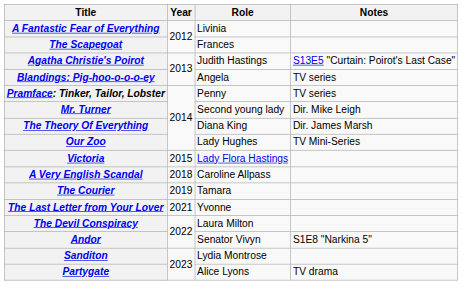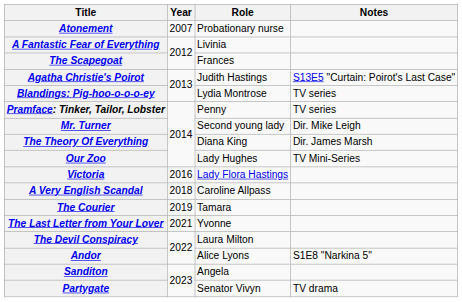+ row: (86, 28)
(213, 77) Angela -> (232, 93) Lydia Montrose
(181, 158) 2015 -> (181, 175) 2016
(229, 239) Senator Vivyn -> (223, 256) Alice Lyons
(232, 256) Lydia Montrose -> (213, 272) Angela
(223, 272) Alice Lyons -> (229, 288) Senator Vivyn
